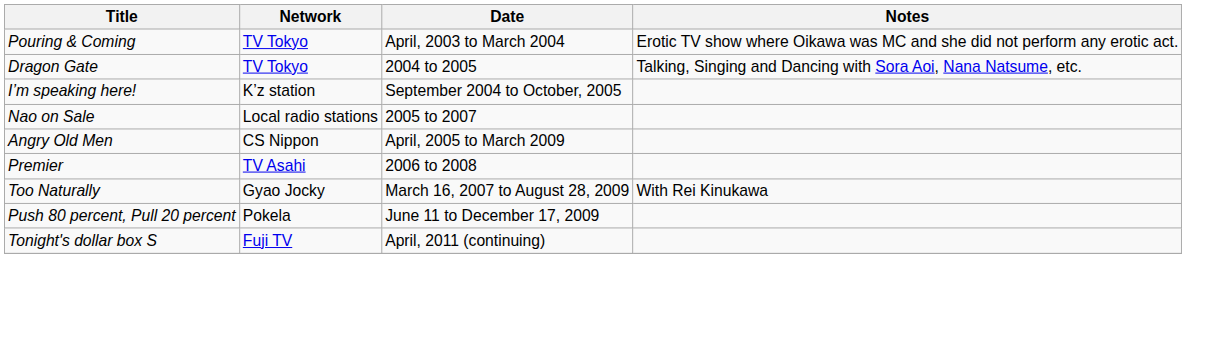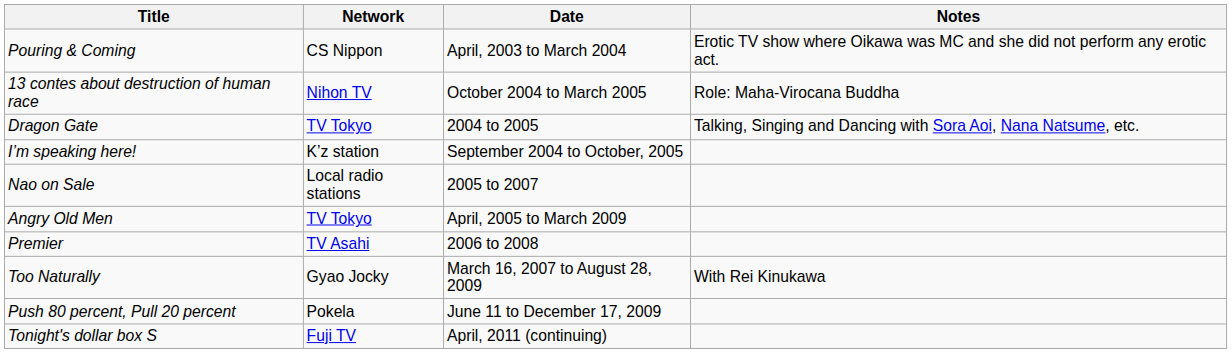(275, 41) TV Tokyo -> (345, 50) CS Nippon
+ row: (139, 93)
(281, 141) CS Nippon -> (339, 219) TV Tokyo
